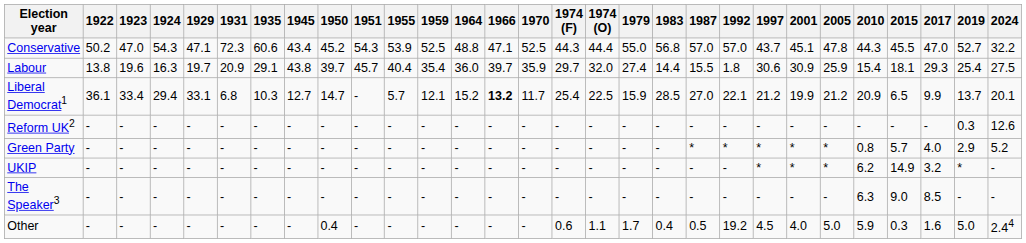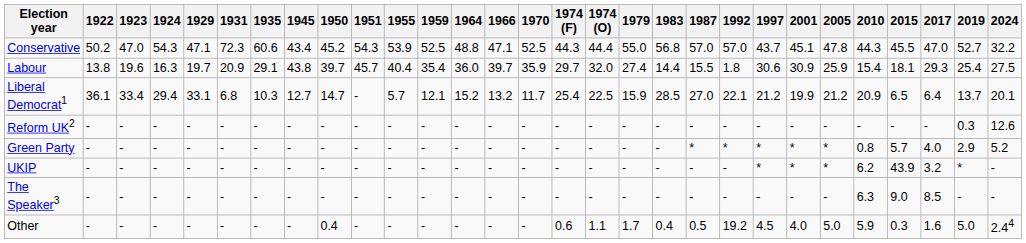(500, 96) bold -> (500, 96) normal
(932, 96) 9.9 -> (932, 96) 6.4
(902, 167) 14.9 -> (902, 167) 43.9
